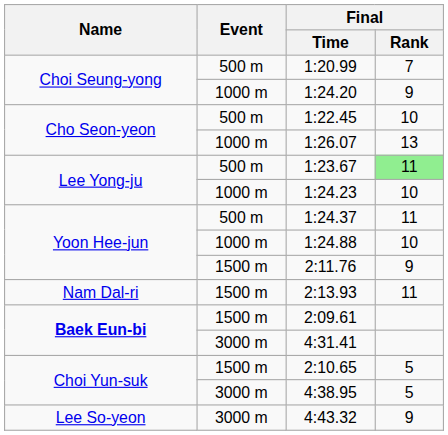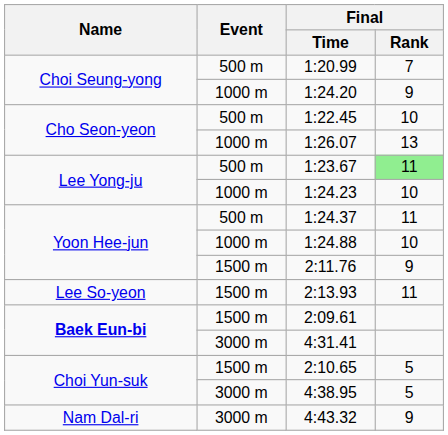(101, 293) Nam Dal-ri -> (101, 293) Lee So-yeon
(101, 418) Lee So-yeon -> (101, 418) Nam Dal-ri
